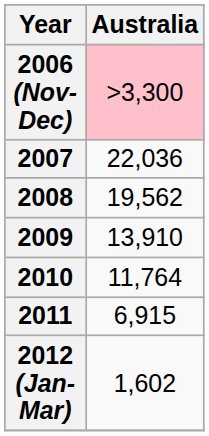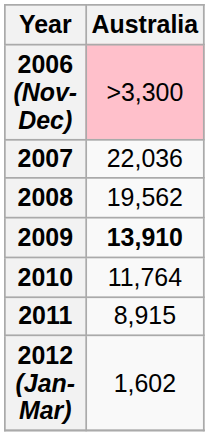(145, 238) normal -> (145, 238) bold
(145, 316) 6,915 -> (145, 316) 8,915
